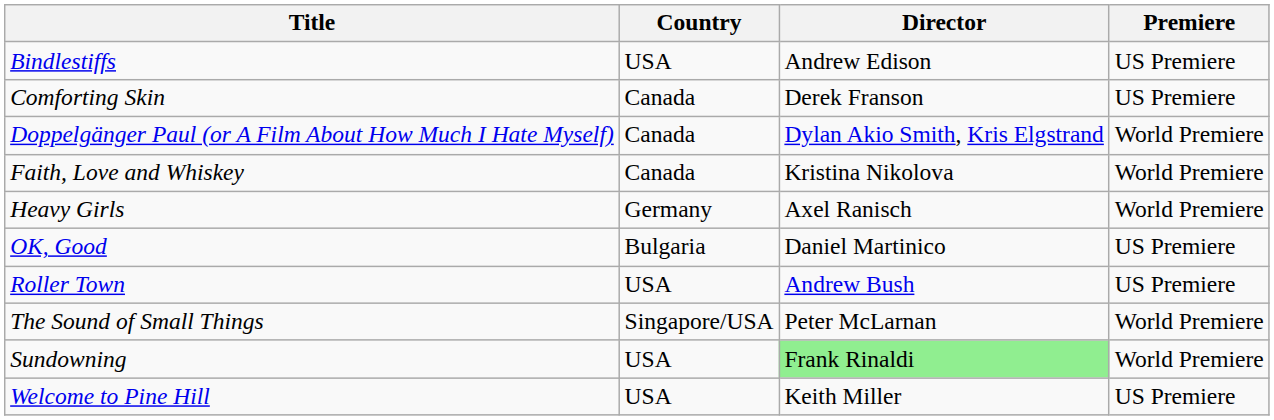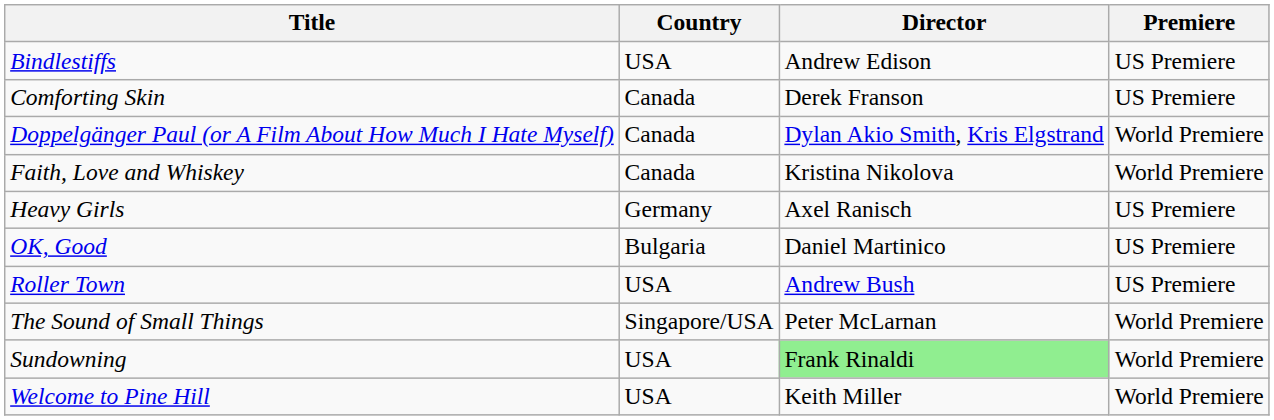(1189, 209) World Premiere -> (1175, 209) US Premiere
(1175, 396) US Premiere -> (1189, 396) World Premiere
